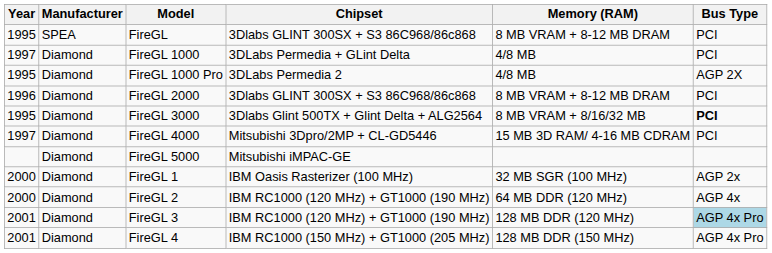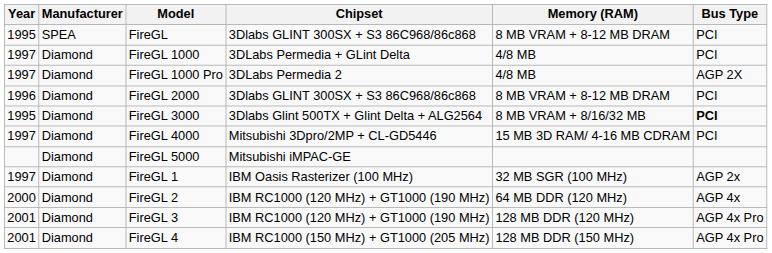(22, 75) 1995 -> (22, 75) 1997
(22, 177) 2000 -> (22, 177) 1997
(730, 217) lightblue background -> (730, 217) no background
